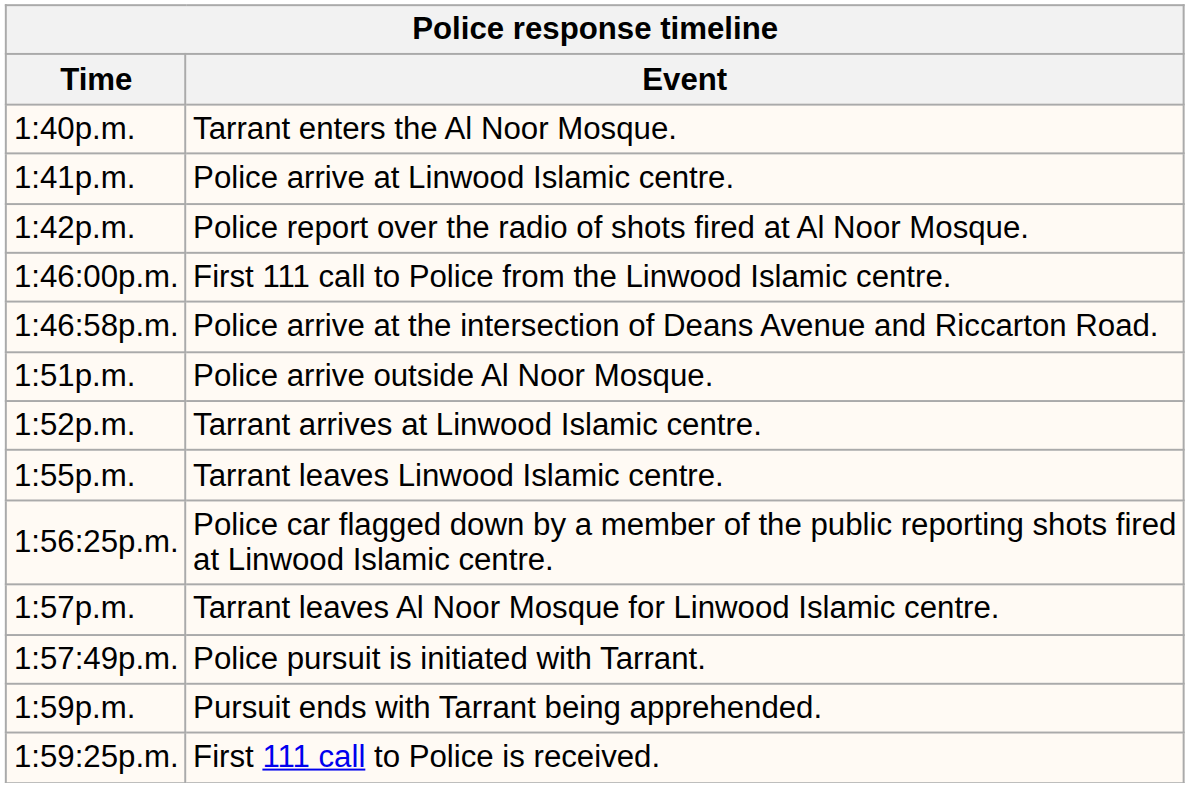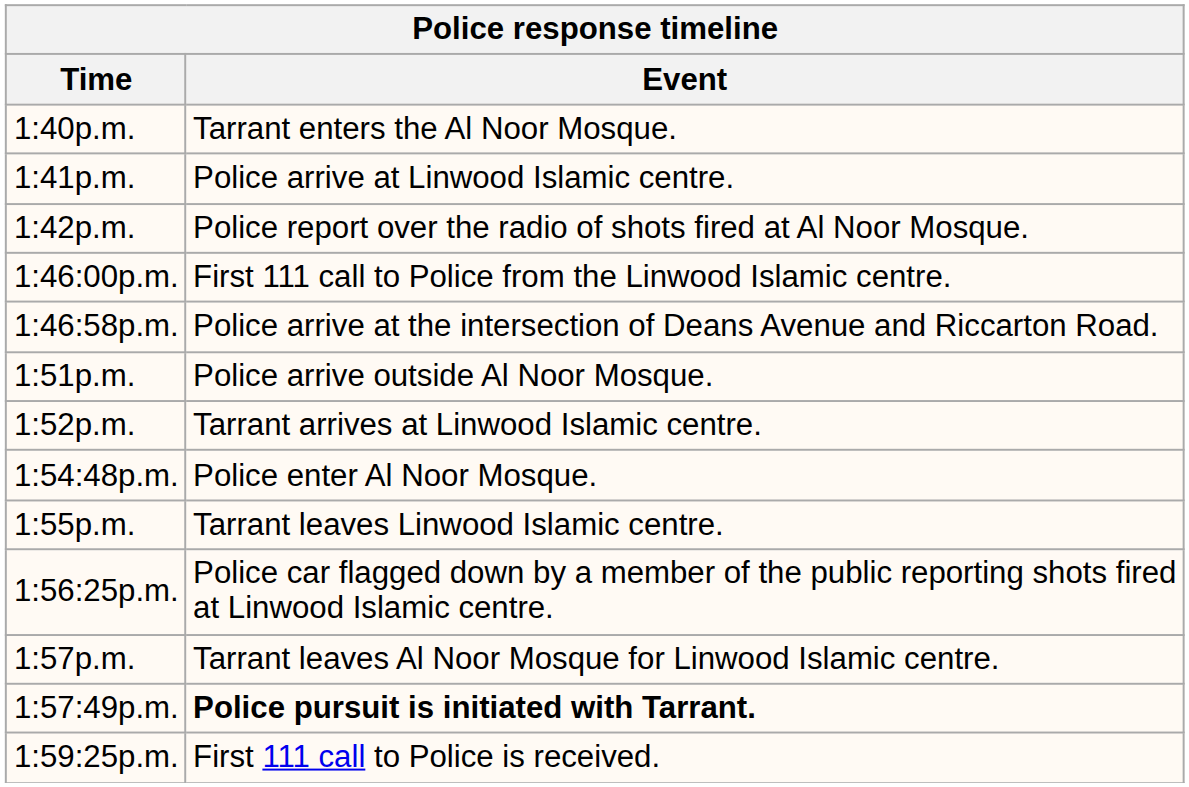+ row: (96, 474)
(449, 658) normal -> (475, 707) bold
- row: (75, 707)
